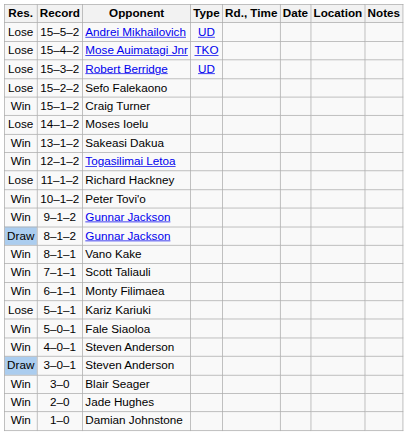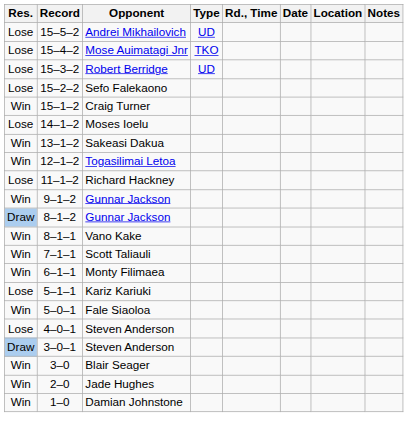- row: (60, 198)
(21, 347) Win -> (21, 328) Lose
